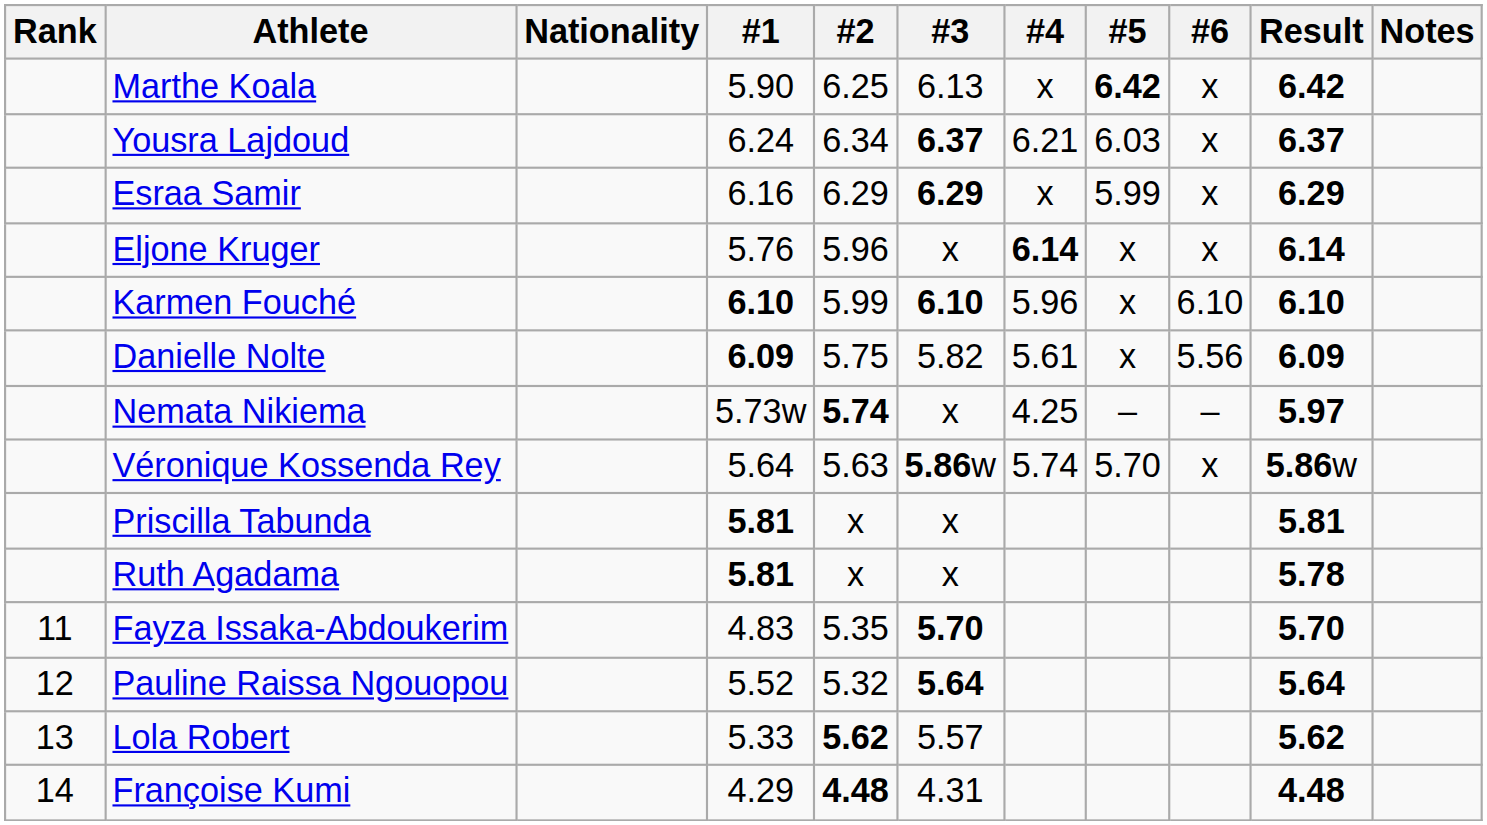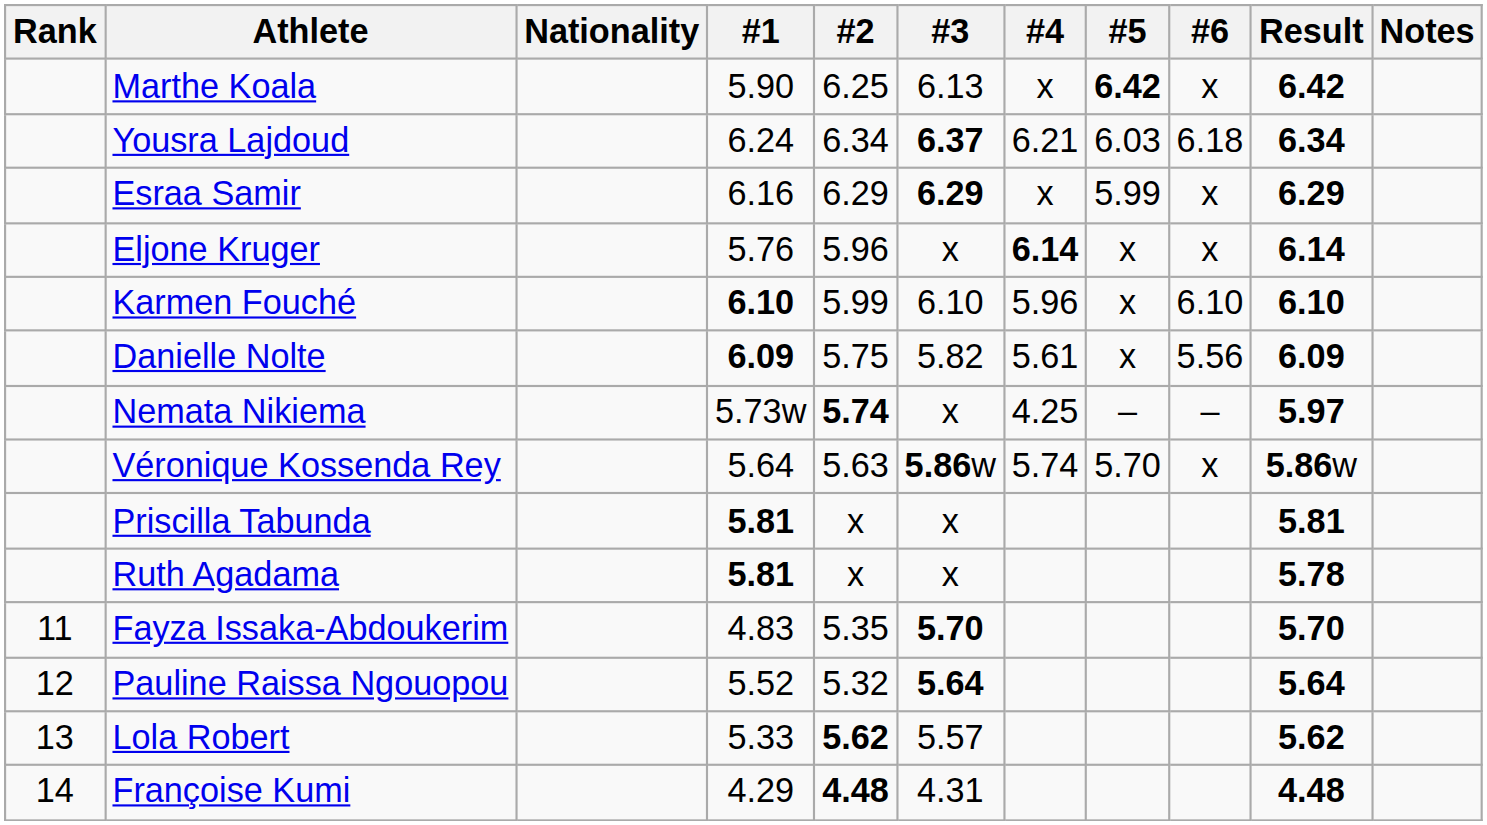(1210, 140) x -> (1210, 140) 6.18
(1311, 140) 6.37 -> (1311, 140) 6.34
(950, 303) bold -> (950, 303) normal
